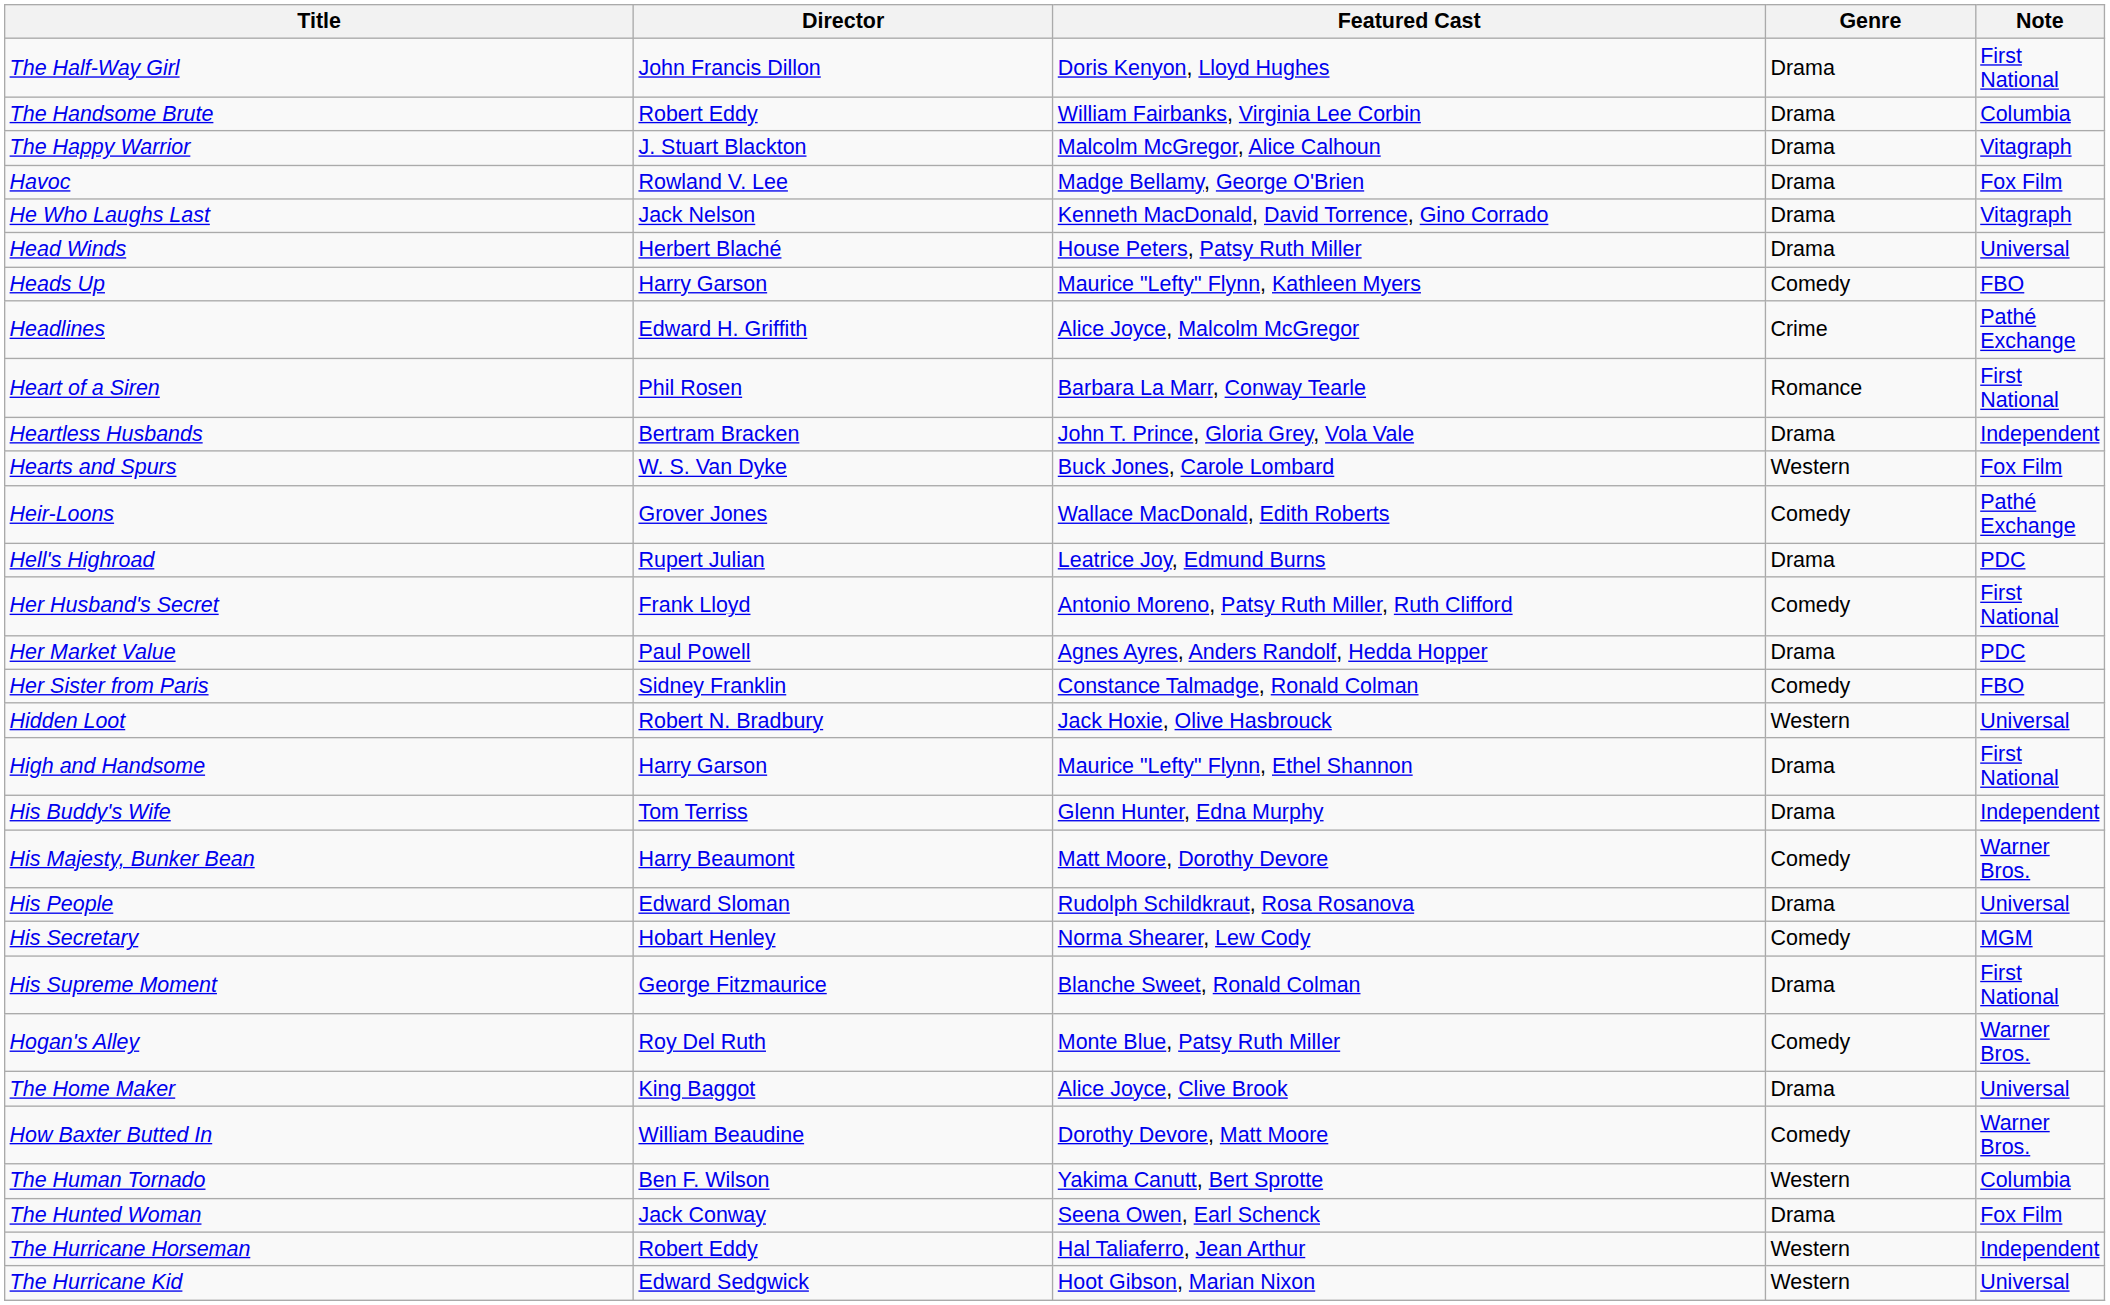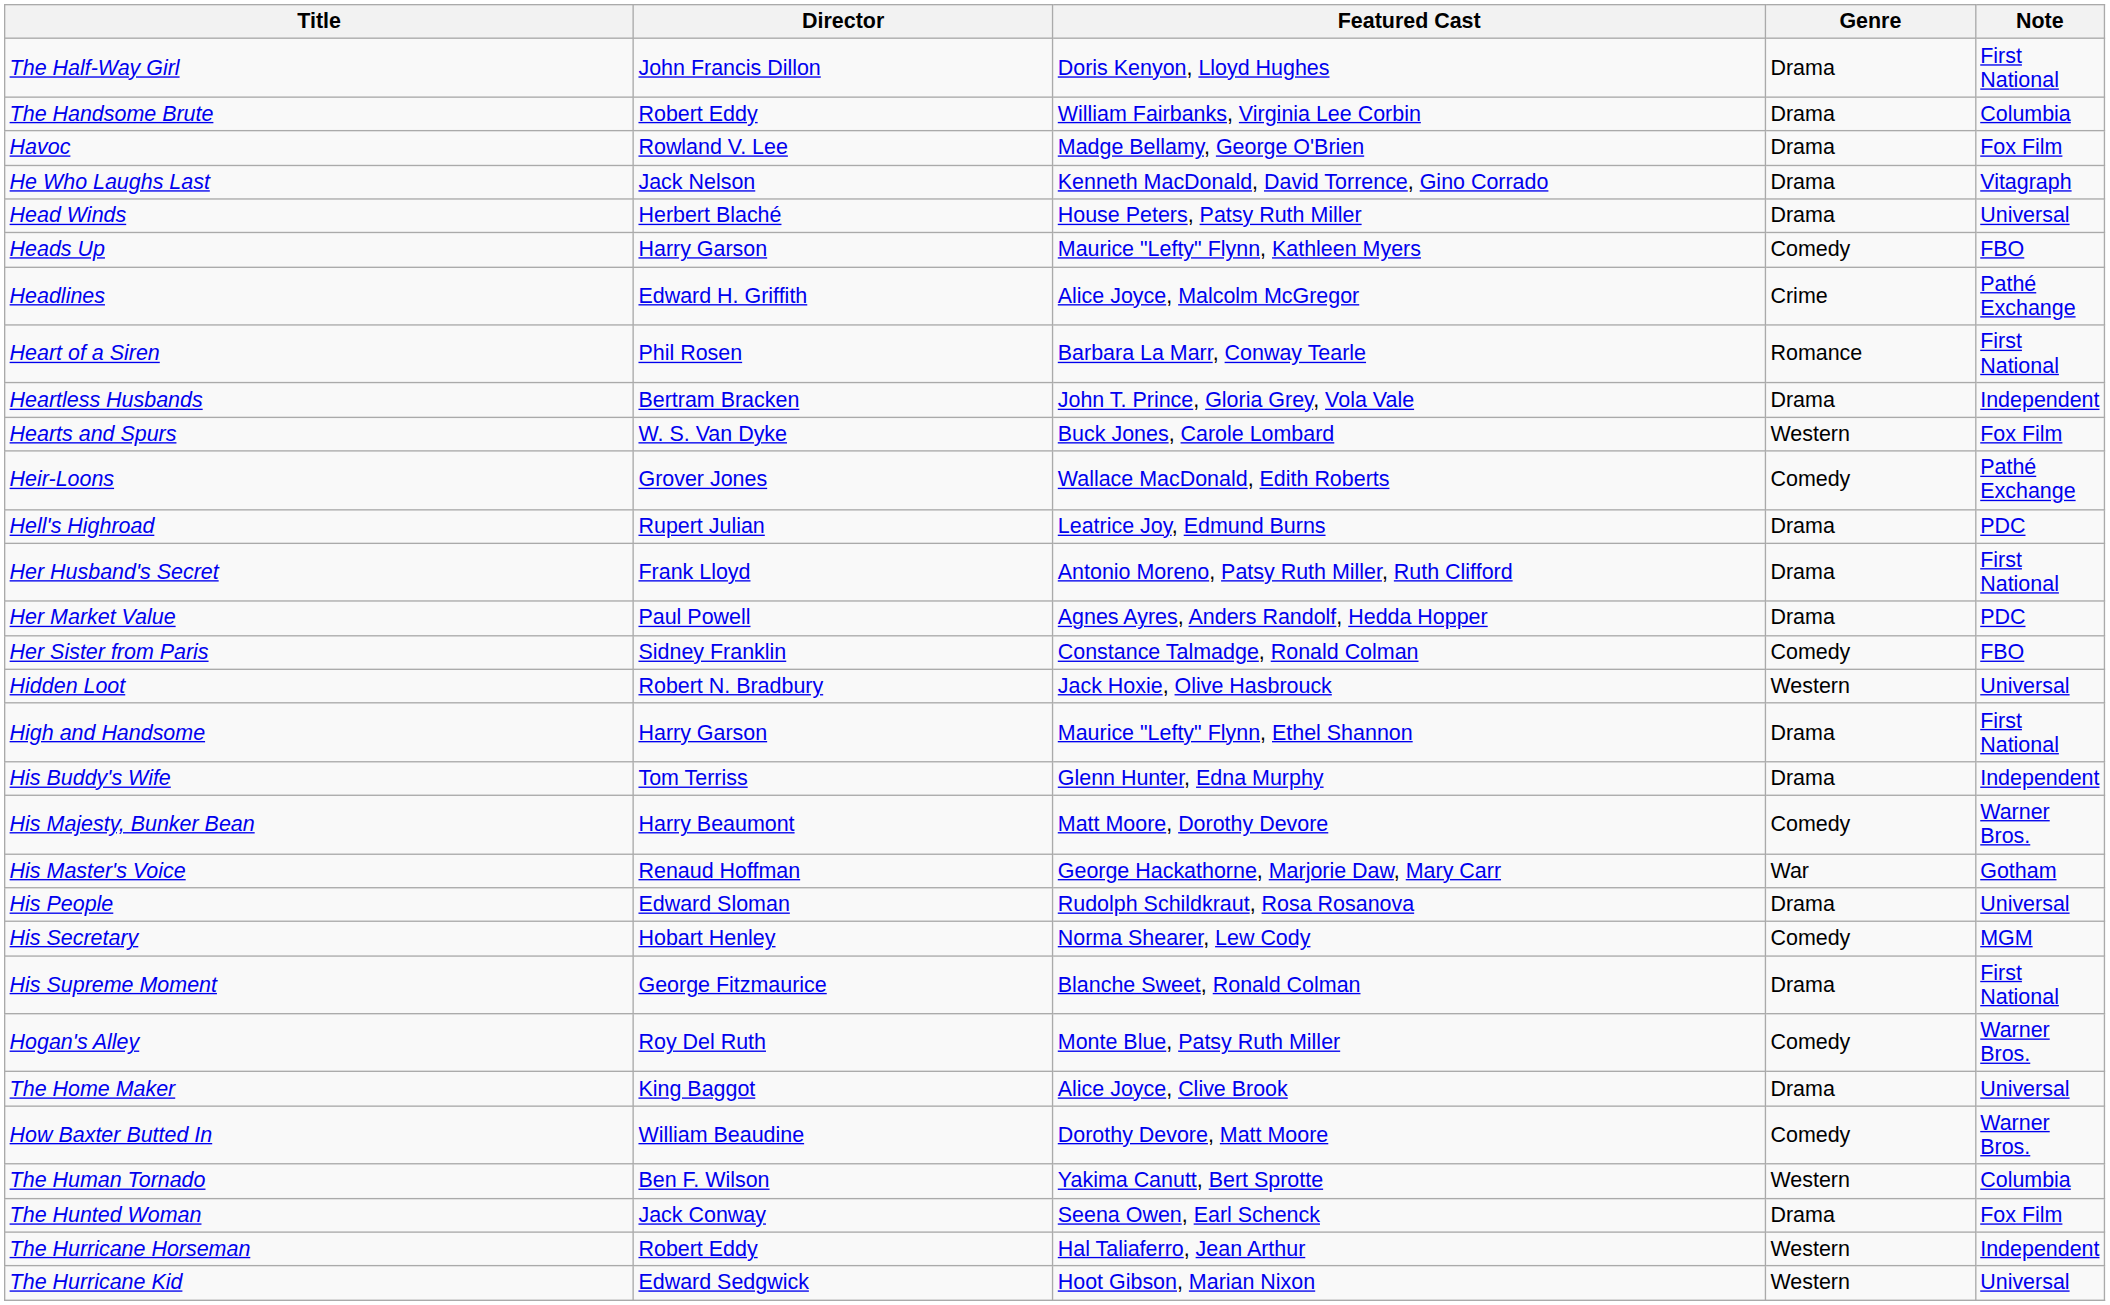- row: (100, 147)
(1810, 606) Comedy -> (1803, 572) Drama
+ row: (98, 870)
